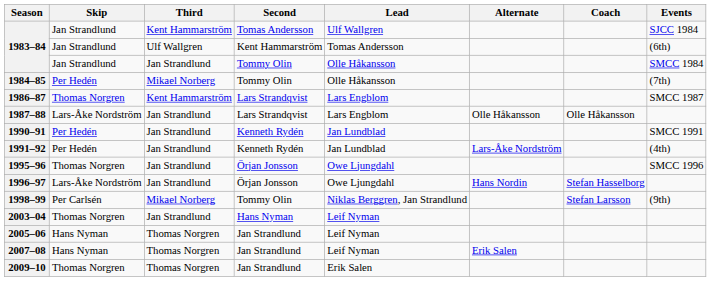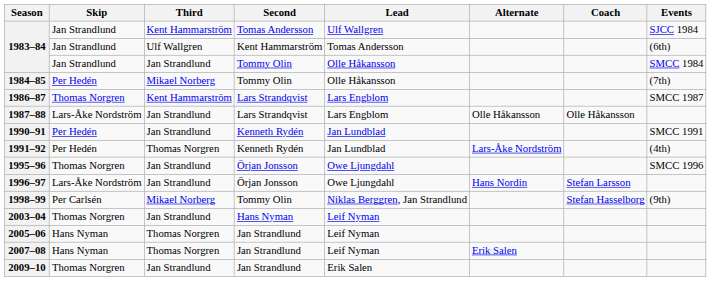(179, 149) Jan Strandlund -> (183, 149) Thomas Norgren
(606, 183) Stefan Hasselborg -> (599, 183) Stefan Larsson
(599, 200) Stefan Larsson -> (606, 200) Stefan Hasselborg
(183, 268) Thomas Norgren -> (179, 268) Jan Strandlund
